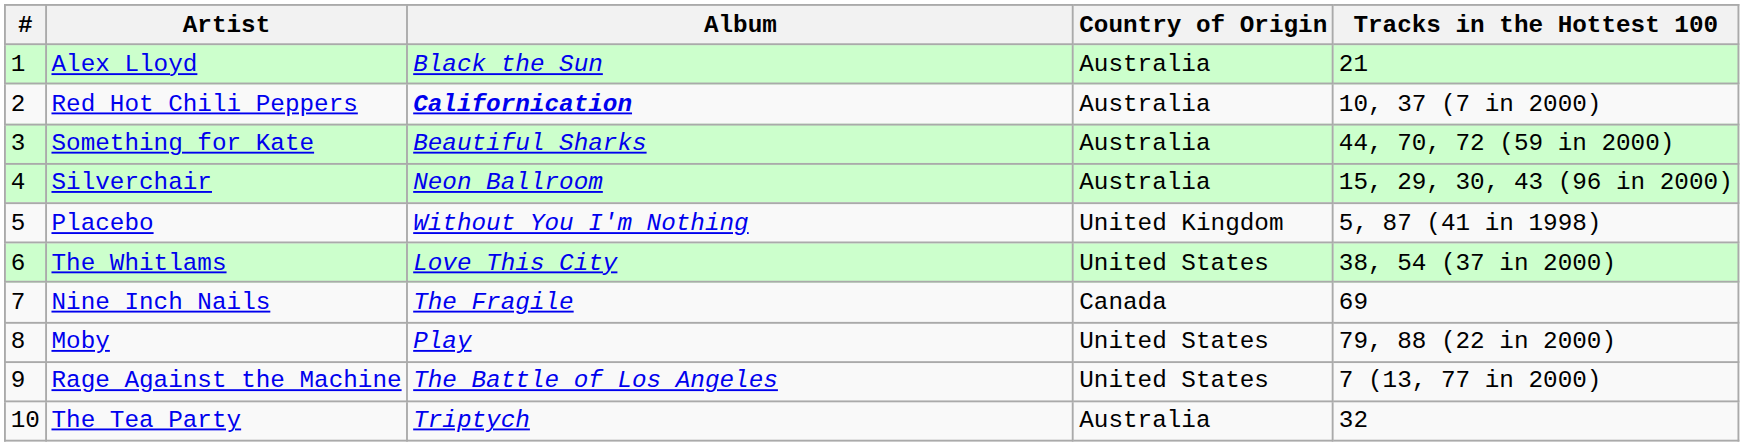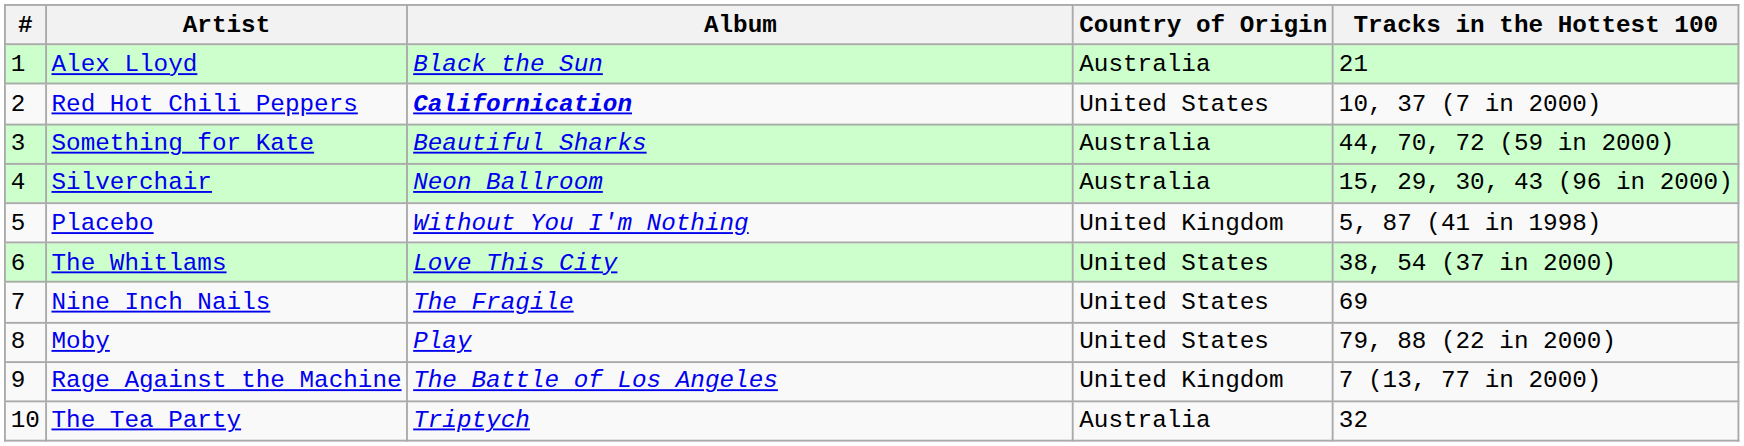(1145, 104) Australia -> (1174, 104) United States
(1123, 302) Canada -> (1174, 302) United States
(1174, 381) United States -> (1181, 381) United Kingdom
